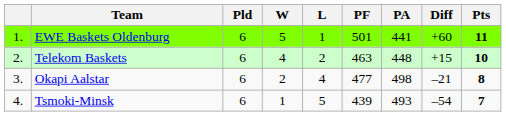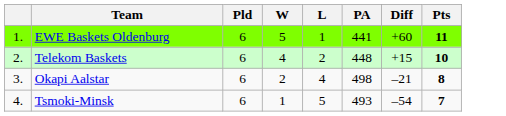- column: (362, 15)
